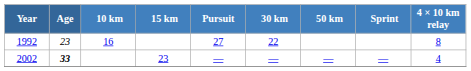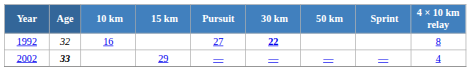(65, 41) 23 -> (65, 41) 32
(273, 41) normal -> (273, 41) bold
(163, 58) 23 -> (163, 58) 29
